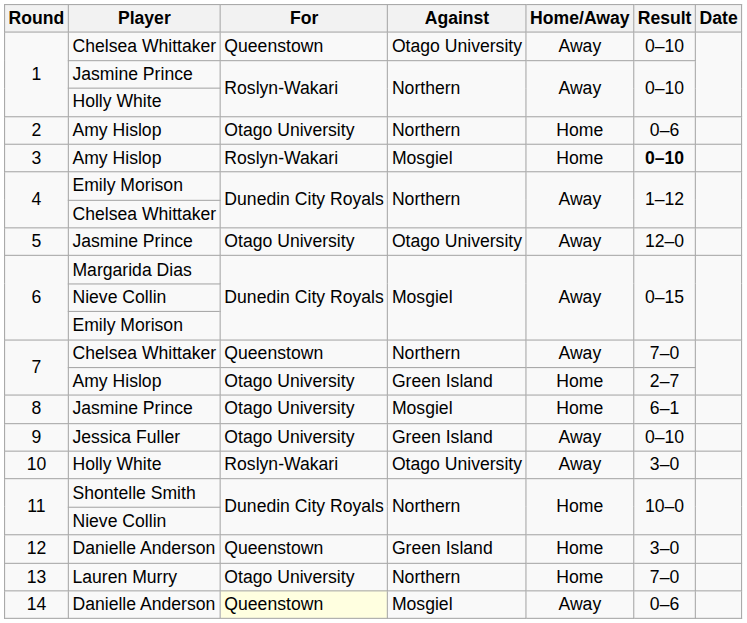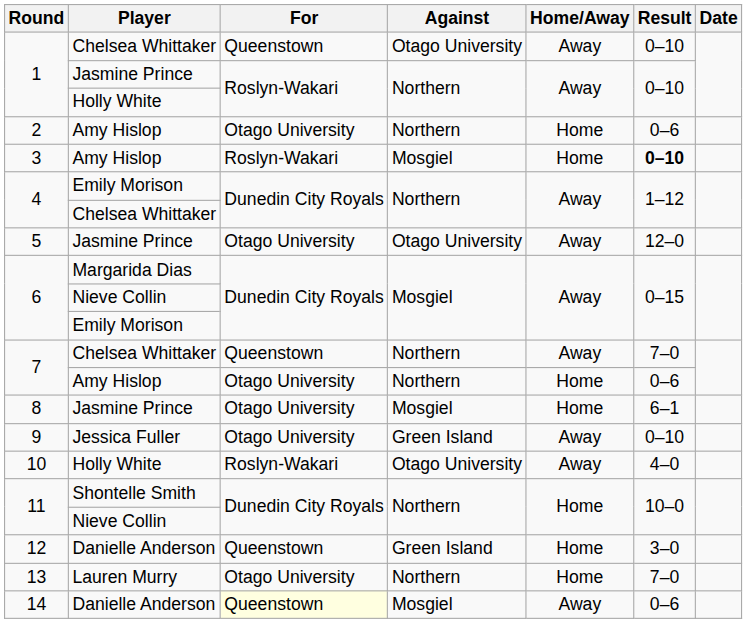(442, 381) Green Island -> (426, 381) Northern
(665, 381) 2–7 -> (665, 381) 0–6
(665, 465) 3–0 -> (665, 465) 4–0
